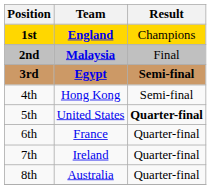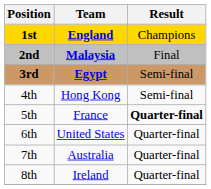(167, 74) bold -> (167, 74) normal
(91, 114) United States -> (91, 114) France
(91, 134) France -> (91, 134) United States
(91, 154) Ireland -> (91, 154) Australia
(91, 174) Australia -> (91, 174) Ireland
